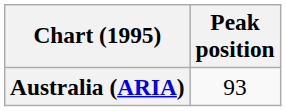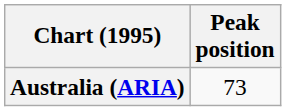(235, 86) 93 -> (235, 86) 73
